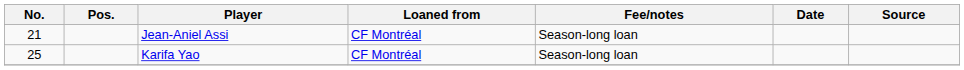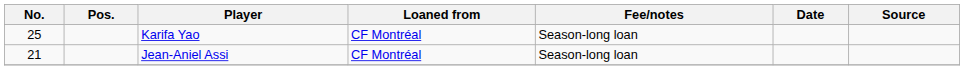rows swapped: (170, 55) <-> (185, 35)
